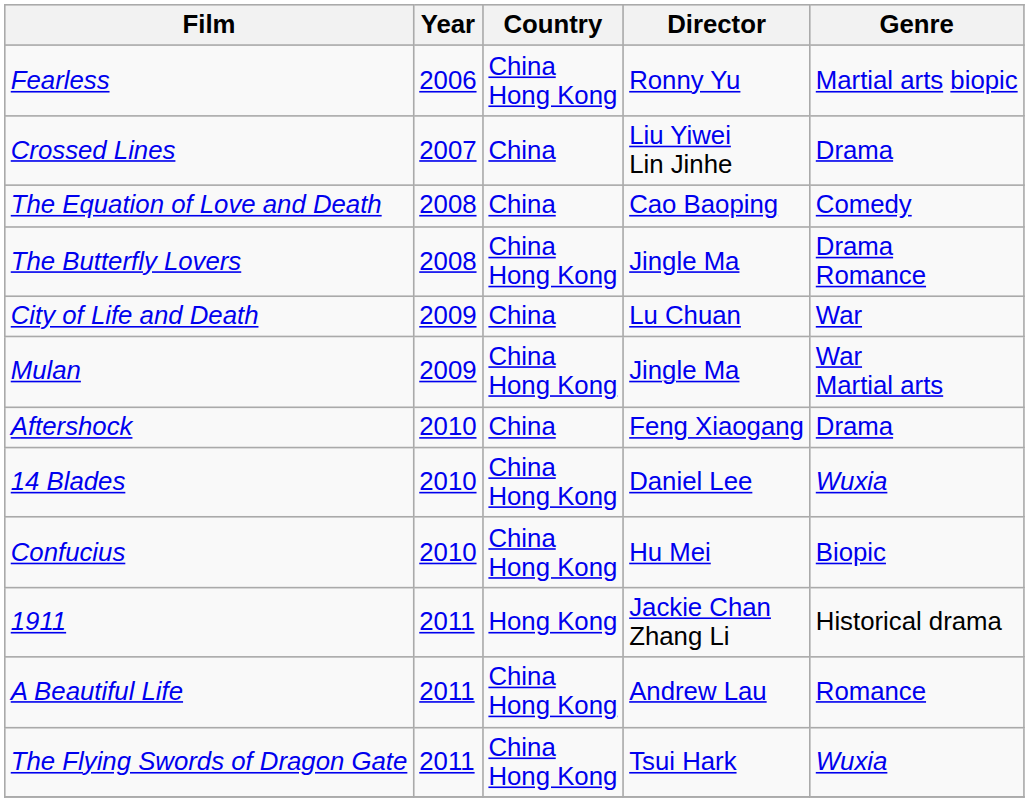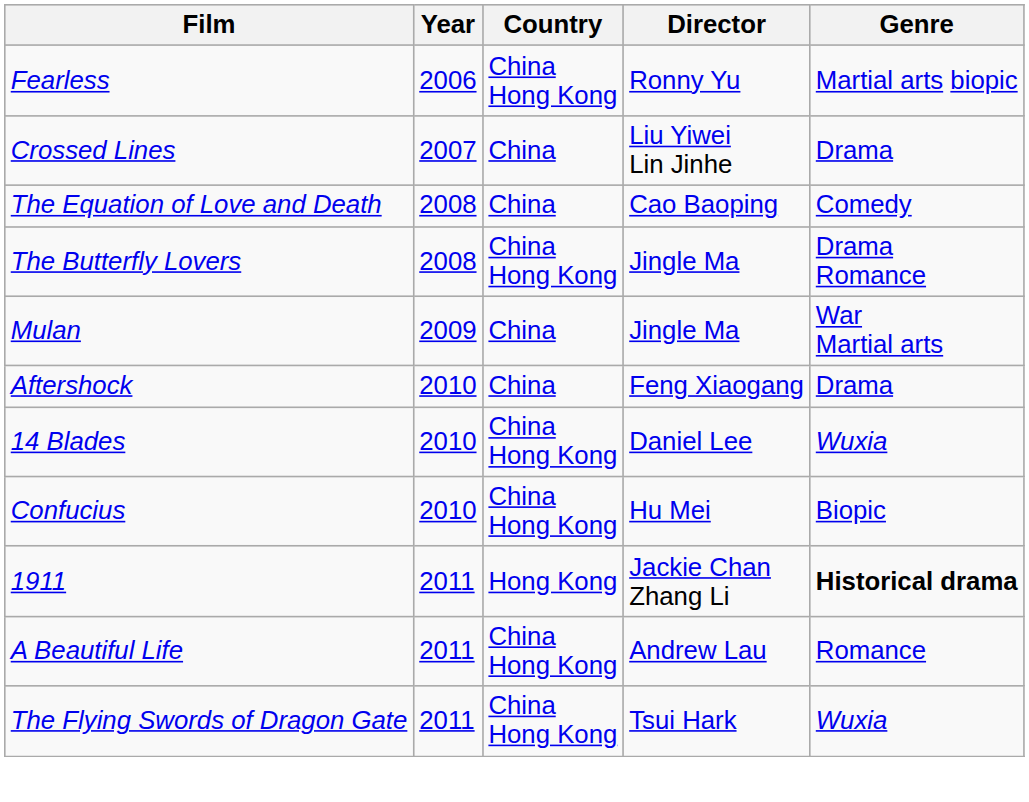- row: (135, 316)
(553, 371) China Hong Kong -> (522, 330) China
(909, 621) normal -> (917, 580) bold
